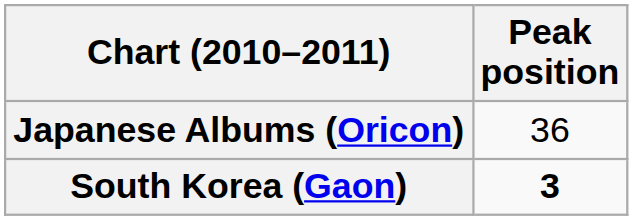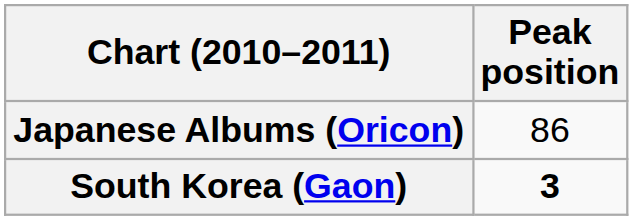(550, 129) 36 -> (550, 129) 86
